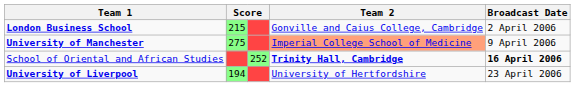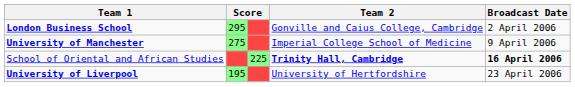(237, 28) 215 -> (237, 28) 295
(372, 43) lightsalmon background -> (372, 43) no background
(258, 58) 252 -> (258, 58) 225
(237, 74) 194 -> (237, 74) 195
